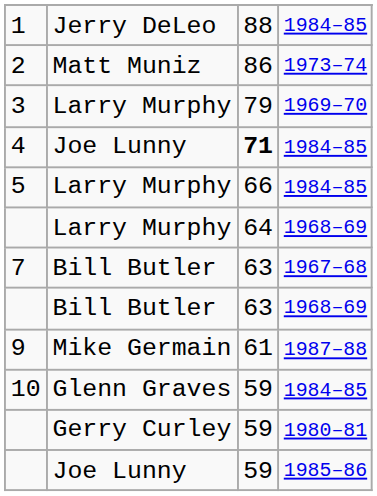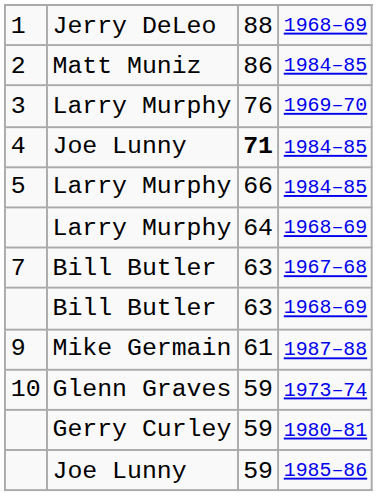(325, 25) 1984–85 -> (325, 25) 1968–69
(325, 66) 1973–74 -> (325, 66) 1984–85
(258, 106) 79 -> (258, 106) 76
(325, 389) 1984–85 -> (325, 389) 1973–74
